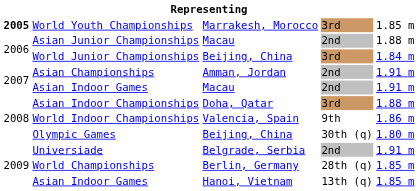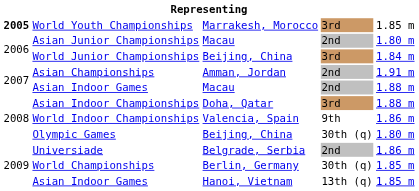(395, 41) 1.88 m -> (395, 41) 1.80 m
(395, 88) 1.91 m -> (395, 88) 1.88 m
(395, 150) 1.91 m -> (395, 150) 1.86 m
(347, 165) 28th (q) -> (347, 165) 30th (q)
